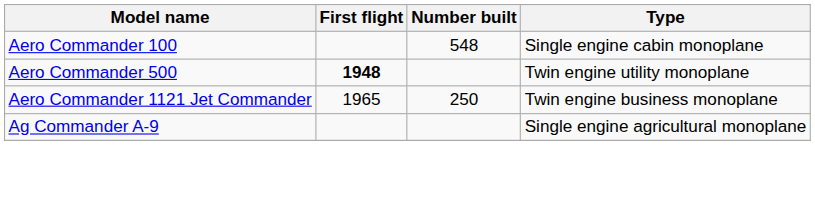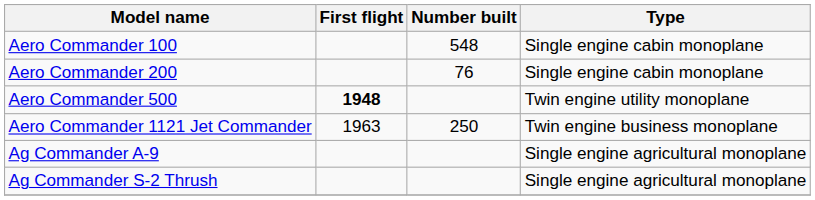+ row: (93, 72)
(361, 99) 1965 -> (361, 126) 1963
+ row: (113, 180)
